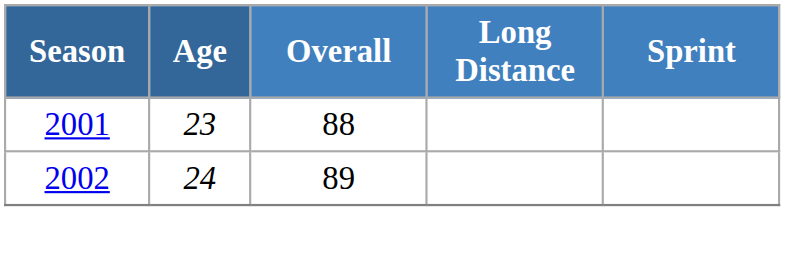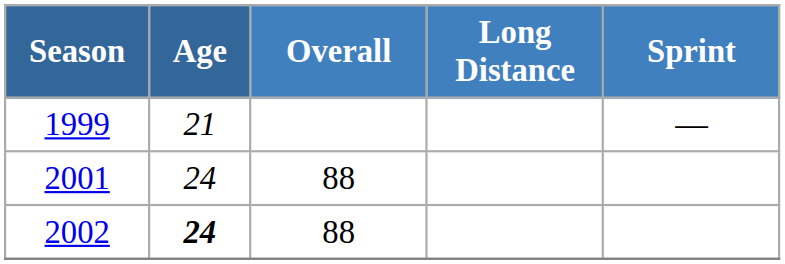+ row: (77, 124)
(200, 124) 23 -> (200, 178) 24
(200, 178) normal -> (200, 231) bold
(339, 178) 89 -> (339, 231) 88
